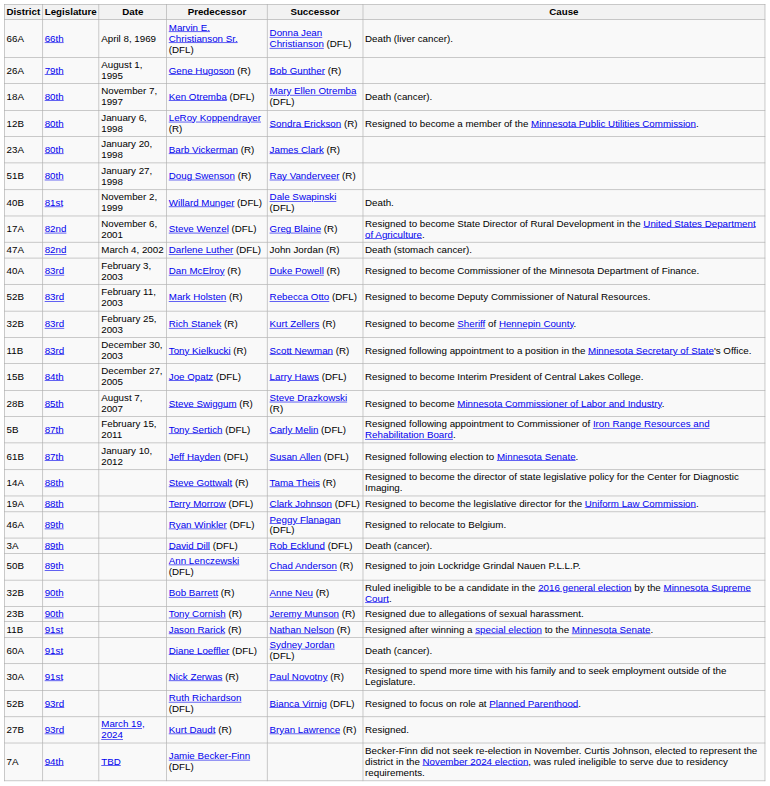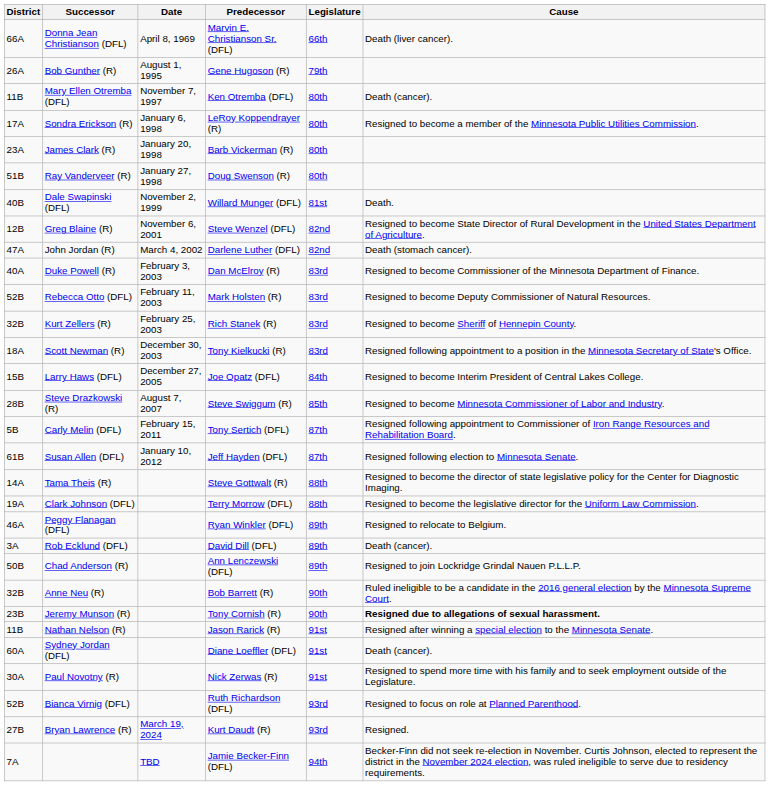columns swapped: (71, 12) <-> (315, 12)
(15, 97) 18A -> (15, 97) 11B
(15, 123) 12B -> (15, 123) 17A
(15, 229) 17A -> (15, 229) 12B
(15, 350) 11B -> (15, 350) 18A
(474, 614) normal -> (482, 614) bold
